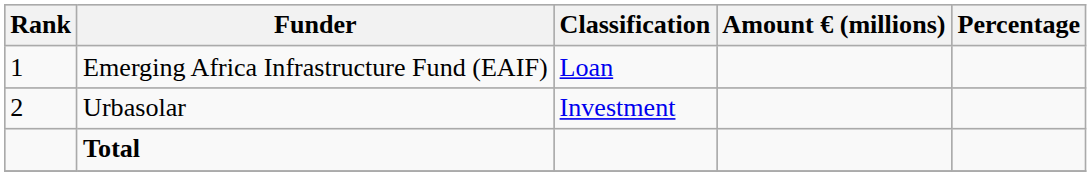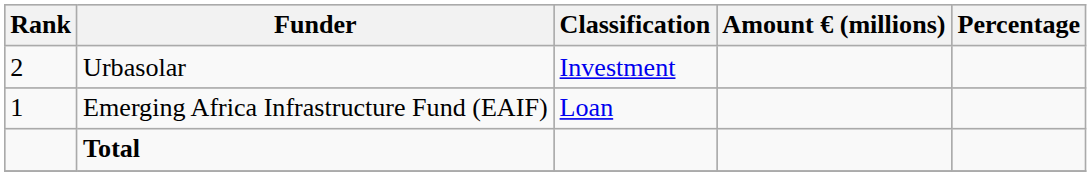rows swapped: (315, 66) <-> (135, 107)
